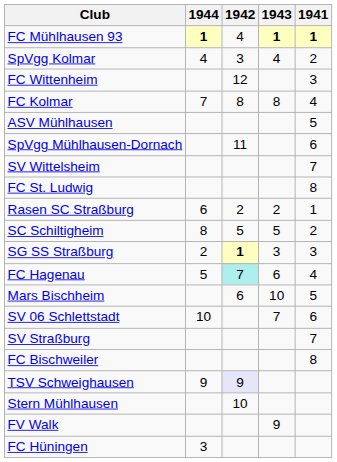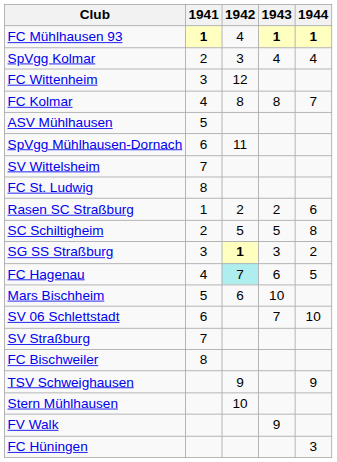columns swapped: (313, 15) <-> (204, 15)
(240, 381) lavender background -> (240, 381) no background
